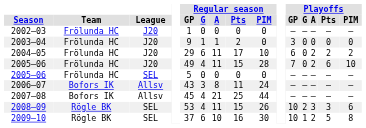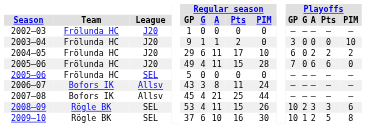(351, 42) 0 -> (351, 42) 10
(313, 64) 2 -> (313, 64) 6
(351, 64) 10 -> (351, 64) 0
